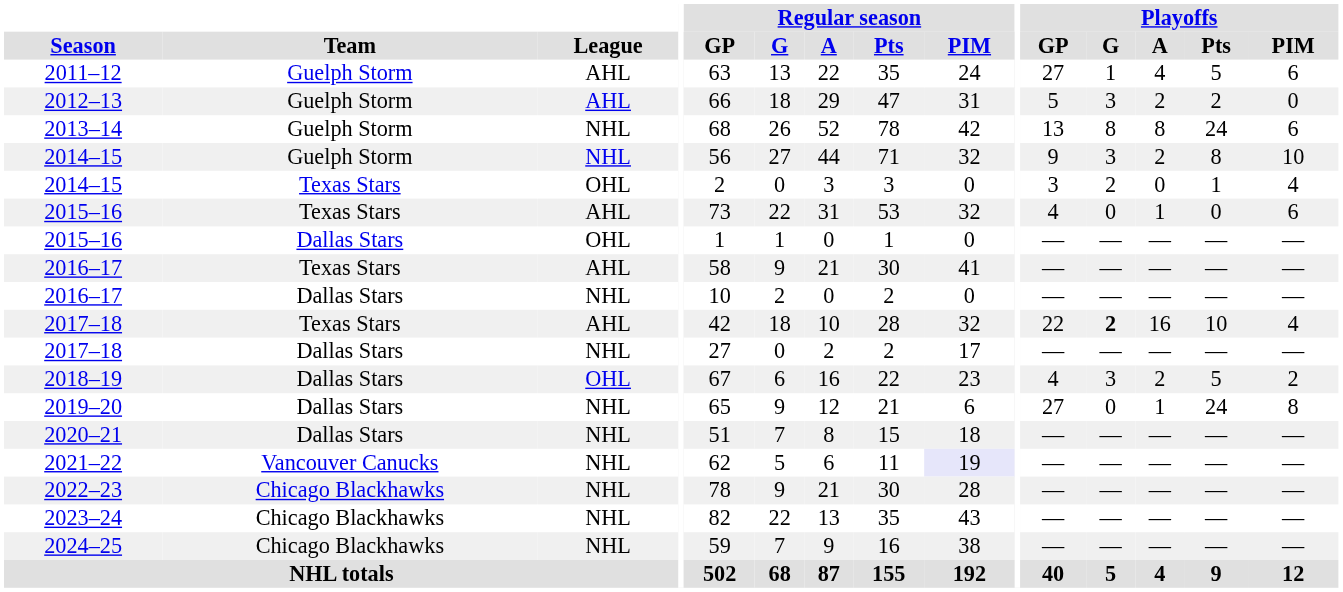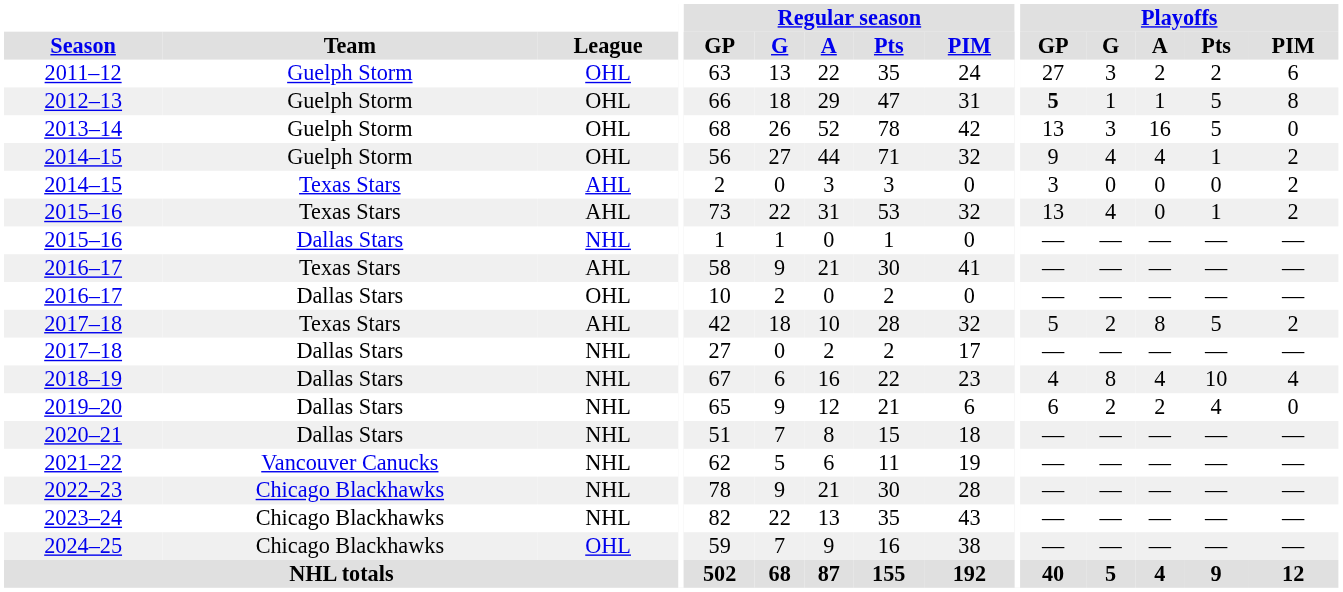(608, 73) AHL -> (608, 73) OHL
(1111, 73) 1 -> (1111, 73) 3
(1160, 73) 4 -> (1160, 73) 2
(1216, 73) 5 -> (1216, 73) 2
(608, 101) AHL -> (608, 101) OHL
(1053, 101) normal -> (1053, 101) bold
(1111, 101) 3 -> (1111, 101) 1
(1160, 101) 2 -> (1160, 101) 1
(1216, 101) 2 -> (1216, 101) 5
(1293, 101) 0 -> (1293, 101) 8
(608, 128) NHL -> (608, 128) OHL
(1111, 128) 8 -> (1111, 128) 3
(1160, 128) 8 -> (1160, 128) 16
(1216, 128) 24 -> (1216, 128) 5
(1293, 128) 6 -> (1293, 128) 0
(608, 156) NHL -> (608, 156) OHL
(1111, 156) 3 -> (1111, 156) 4
(1160, 156) 2 -> (1160, 156) 4
(1216, 156) 8 -> (1216, 156) 1
(1293, 156) 10 -> (1293, 156) 2
(608, 184) OHL -> (608, 184) AHL
(1111, 184) 2 -> (1111, 184) 0
(1216, 184) 1 -> (1216, 184) 0
(1293, 184) 4 -> (1293, 184) 2
(1053, 212) 4 -> (1053, 212) 13
(1111, 212) 0 -> (1111, 212) 4
(1160, 212) 1 -> (1160, 212) 0
(1216, 212) 0 -> (1216, 212) 1
(1293, 212) 6 -> (1293, 212) 2
(608, 240) OHL -> (608, 240) NHL
(608, 295) NHL -> (608, 295) OHL
(1053, 323) 22 -> (1053, 323) 5
(1111, 323) bold -> (1111, 323) normal
(1160, 323) 16 -> (1160, 323) 8
(1216, 323) 10 -> (1216, 323) 5
(1293, 323) 4 -> (1293, 323) 2
(608, 379) OHL -> (608, 379) NHL
(1111, 379) 3 -> (1111, 379) 8
(1160, 379) 2 -> (1160, 379) 4
(1216, 379) 5 -> (1216, 379) 10
(1293, 379) 2 -> (1293, 379) 4
(1053, 406) 27 -> (1053, 406) 6
(1111, 406) 0 -> (1111, 406) 2
(1160, 406) 1 -> (1160, 406) 2
(1216, 406) 24 -> (1216, 406) 4
(1293, 406) 8 -> (1293, 406) 0
(969, 462) lavender background -> (969, 462) no background
(608, 545) NHL -> (608, 545) OHL
